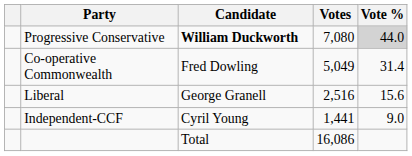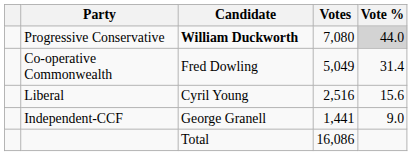(224, 96) George Granell -> (215, 96) Cyril Young
(215, 118) Cyril Young -> (224, 118) George Granell
